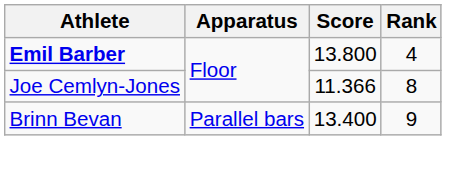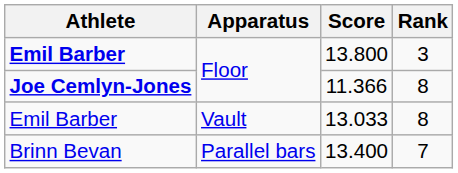(411, 54) 4 -> (423, 54) 3
(95, 86) normal -> (100, 86) bold
+ row: (357, 119)
(411, 119) 9 -> (423, 152) 7
